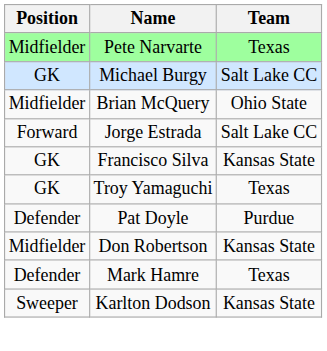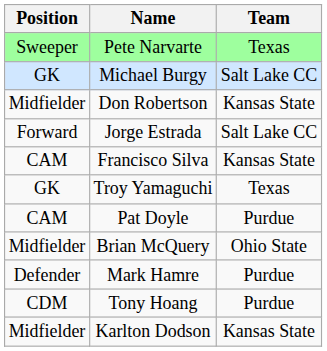(47, 47) Midfielder -> (47, 47) Sweeper
rows swapped: (153, 246) <-> (153, 103)
(47, 160) GK -> (47, 160) CAM
(47, 217) Defender -> (47, 217) CAM
(269, 274) Texas -> (269, 274) Purdue
+ row: (153, 302)
(47, 302) Sweeper -> (47, 331) Midfielder
